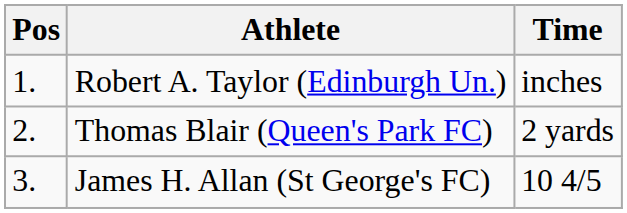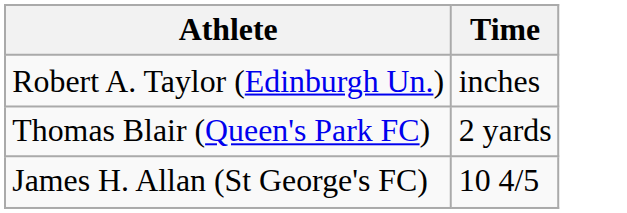- column: (36, 29)
